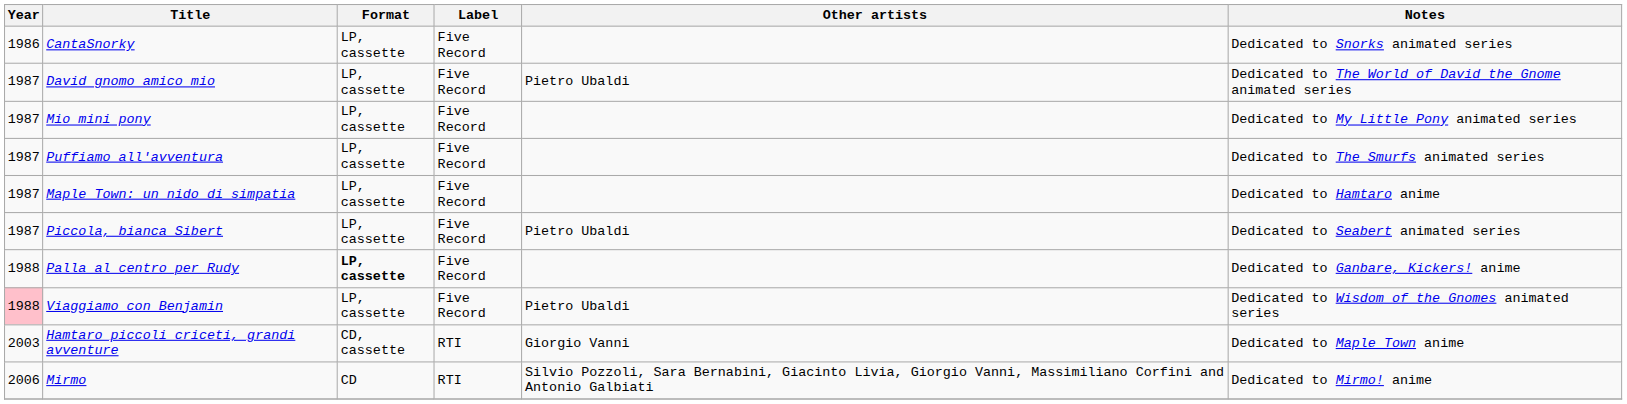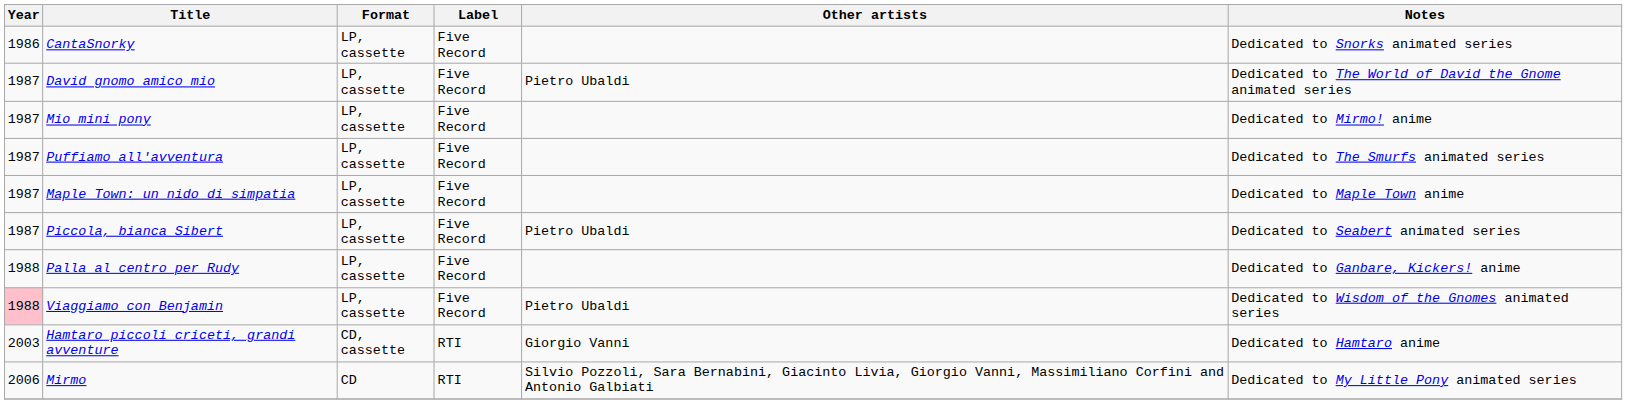(1404, 120) Dedicated to My Little Pony animated series -> (1332, 120) Dedicated to Mirmo! anime
(1336, 194) Dedicated to Hamtaro anime -> (1348, 194) Dedicated to Maple Town anime
(373, 269) bold -> (373, 269) normal
(1348, 343) Dedicated to Maple Town anime -> (1336, 343) Dedicated to Hamtaro anime
(1332, 380) Dedicated to Mirmo! anime -> (1404, 380) Dedicated to My Little Pony animated series
